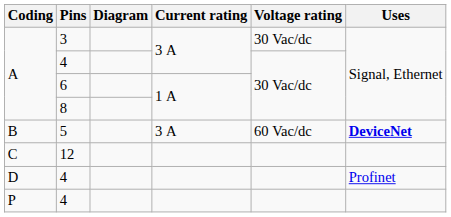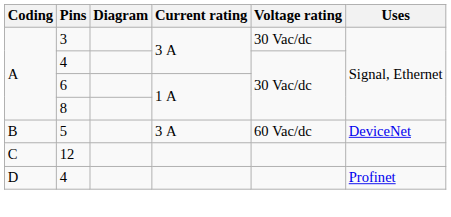(380, 131) bold -> (380, 131) normal
- row: (12, 200)
